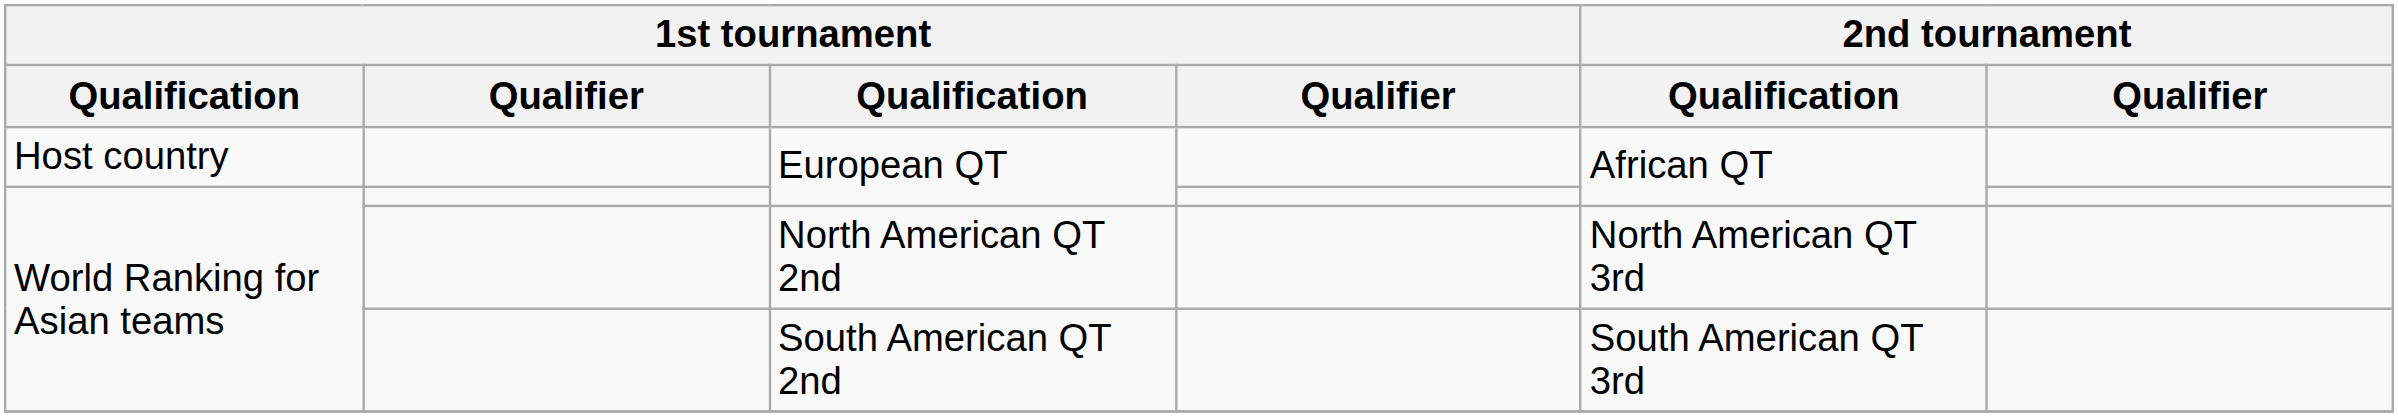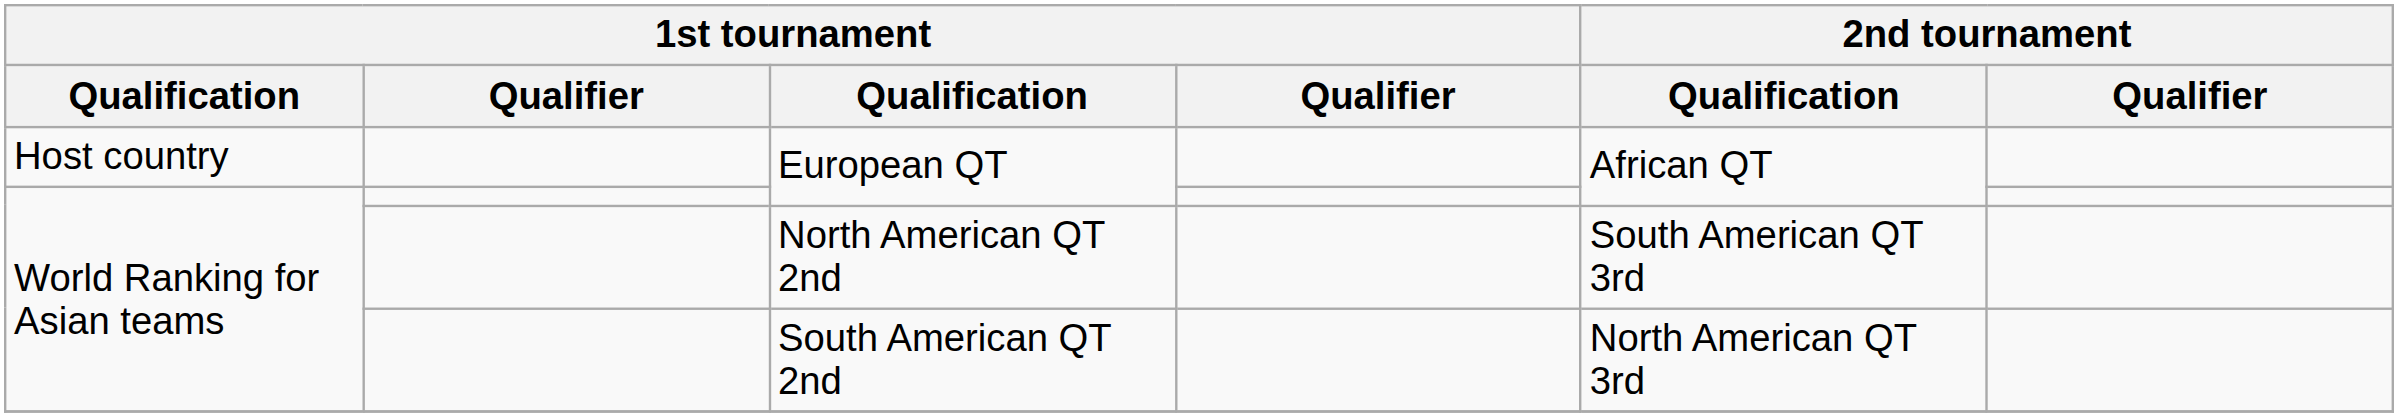(1753, 255) North American QT 3rd -> (1757, 255) South American QT 3rd
(1757, 359) South American QT 3rd -> (1753, 359) North American QT 3rd
